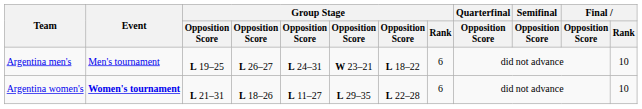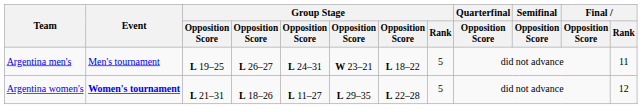(441, 61) 6 -> (441, 61) 5
(624, 61) 10 -> (624, 61) 11
(441, 89) 6 -> (441, 89) 5
(624, 89) 10 -> (624, 89) 12
